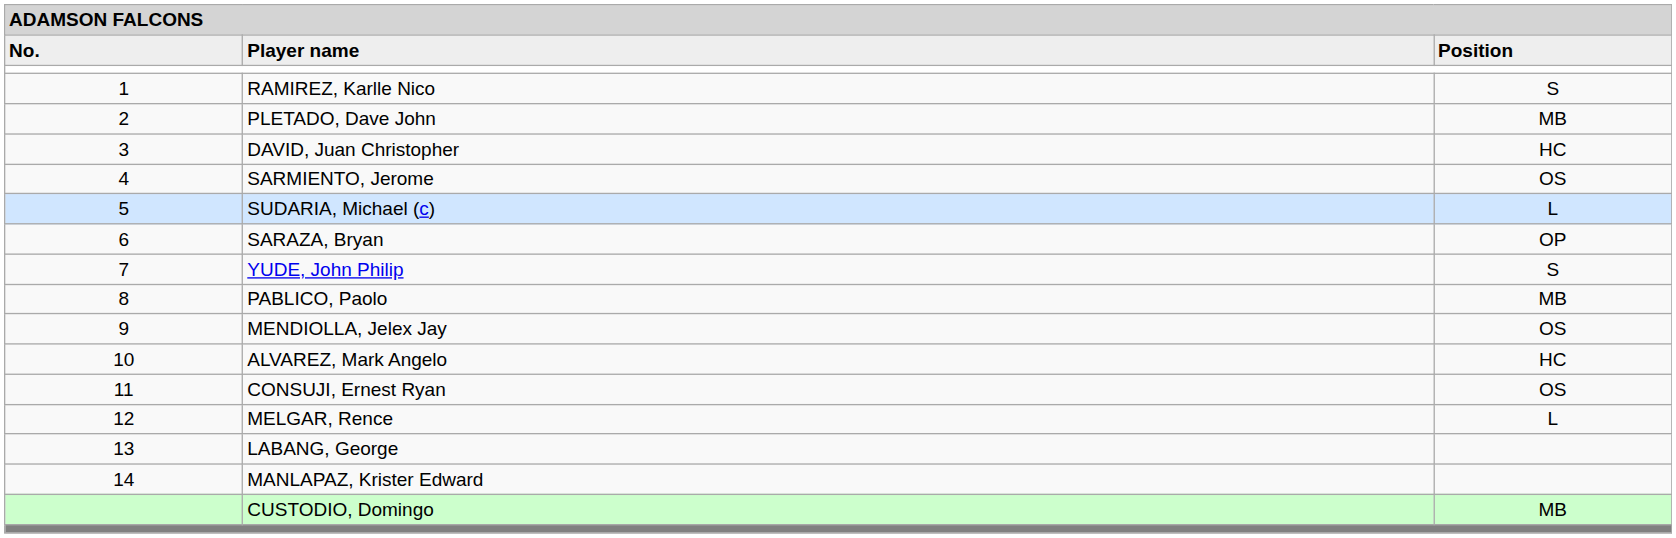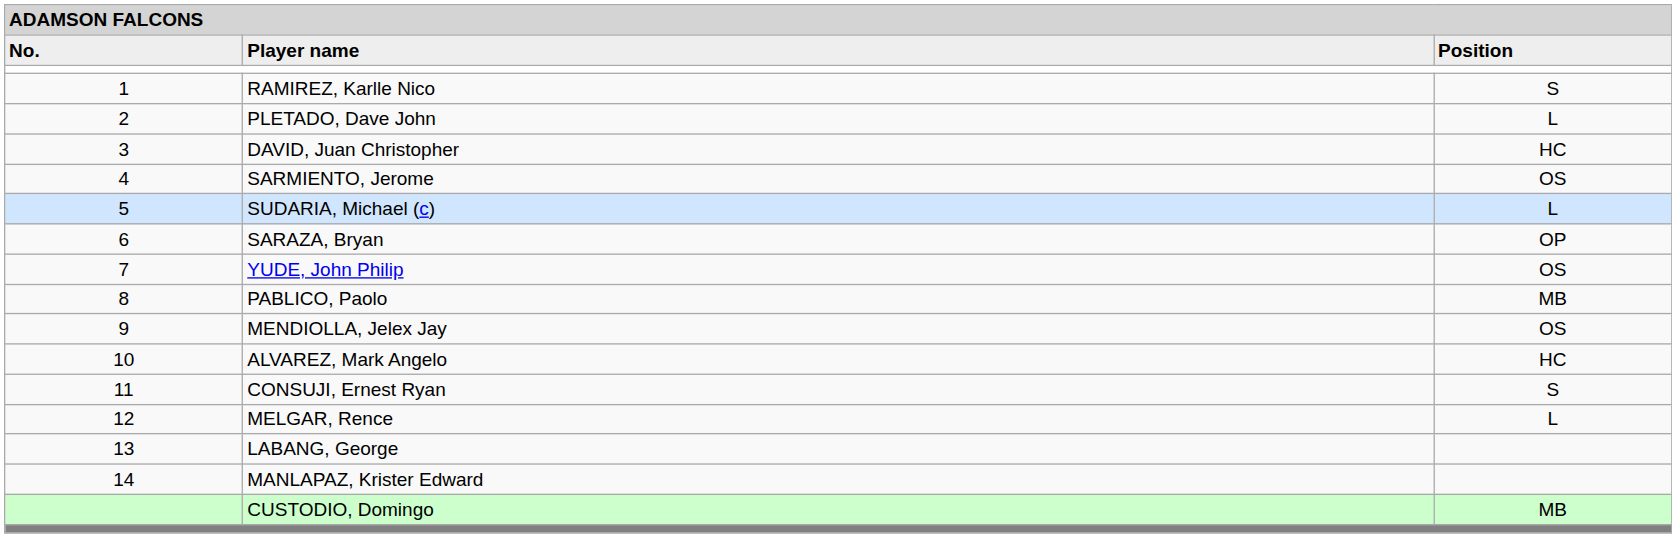(1553, 119) MB -> (1553, 119) L
(1553, 269) S -> (1553, 269) OS
(1553, 389) OS -> (1553, 389) S
